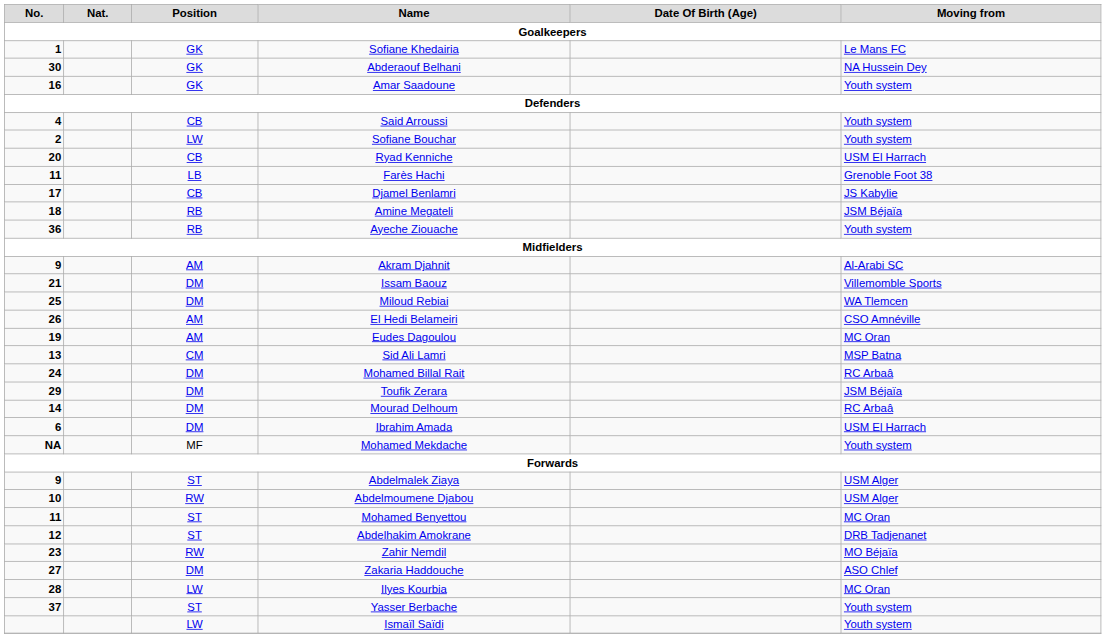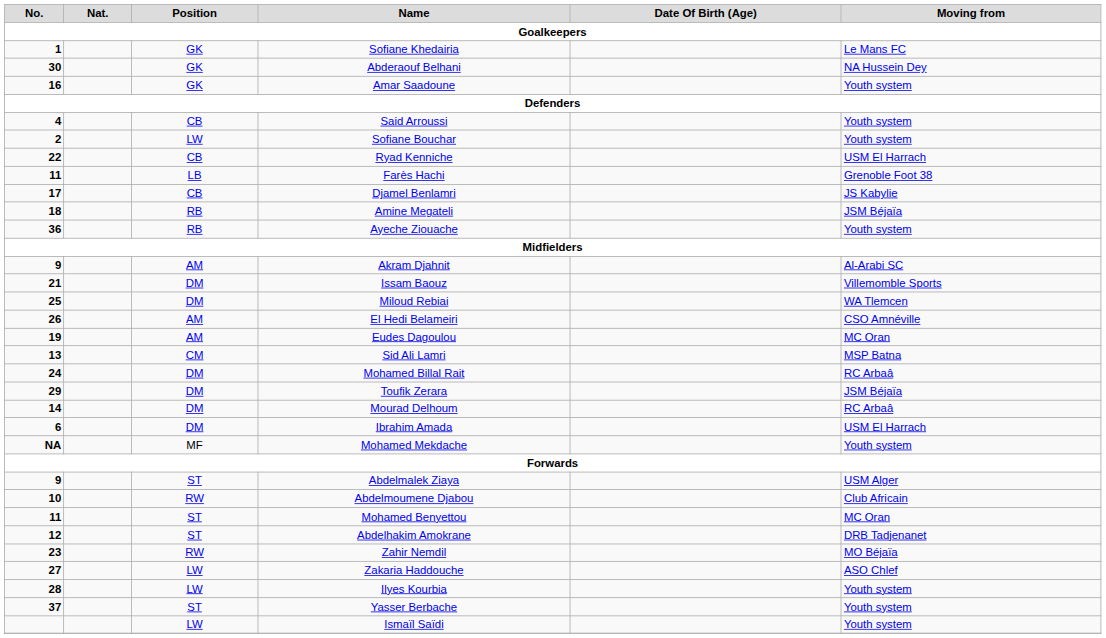(55, 158) 20 -> (55, 158) 22
(871, 499) USM Alger -> (876, 499) Club Africain
(195, 571) DM -> (195, 571) LW
(867, 589) MC Oran -> (878, 589) Youth system
